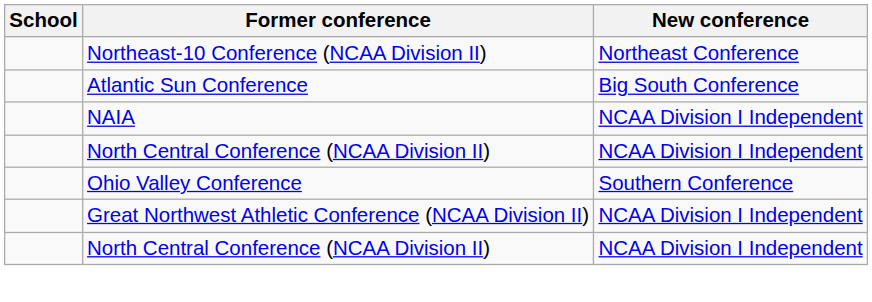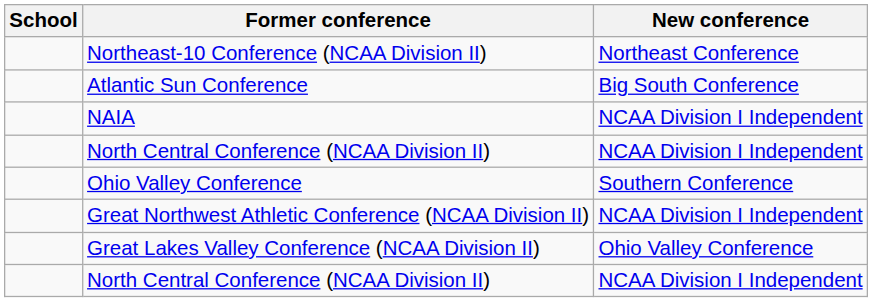+ row: (313, 248)
